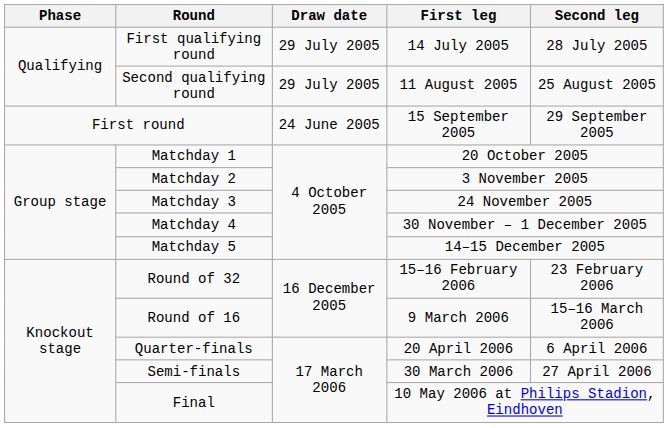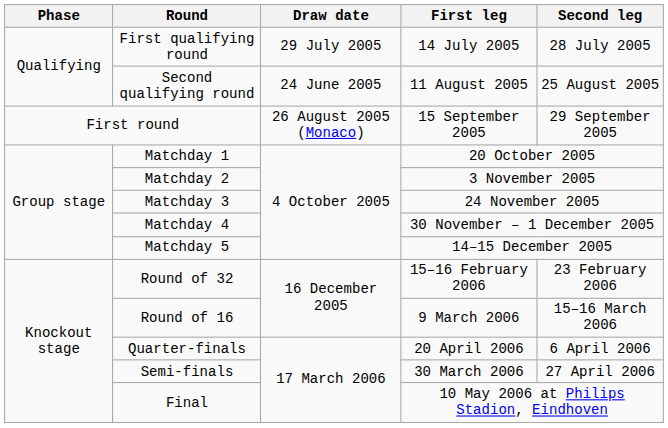(329, 86) 29 July 2005 -> (331, 86) 24 June 2005
(329, 125) 24 June 2005 -> (331, 125) 26 August 2005 (Monaco)
